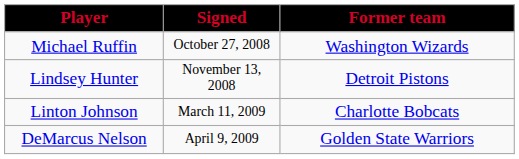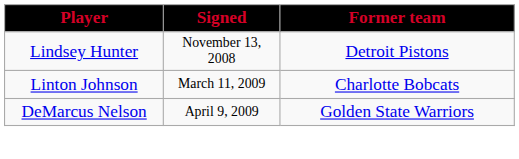- row: (84, 45)
